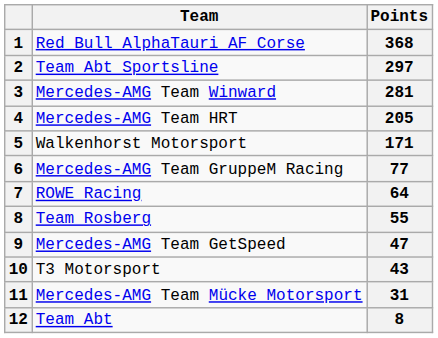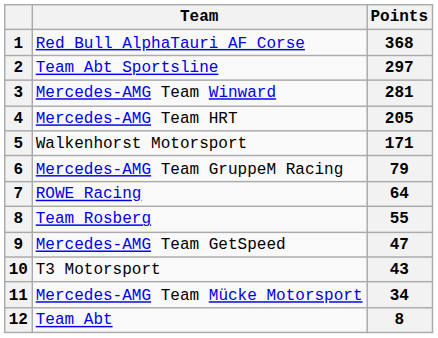(399, 169) 77 -> (399, 169) 79
(399, 295) 31 -> (399, 295) 34
